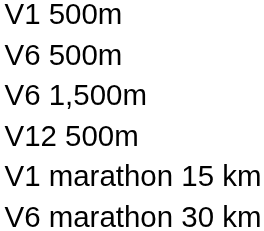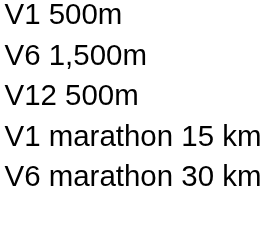- row: (63, 55)
